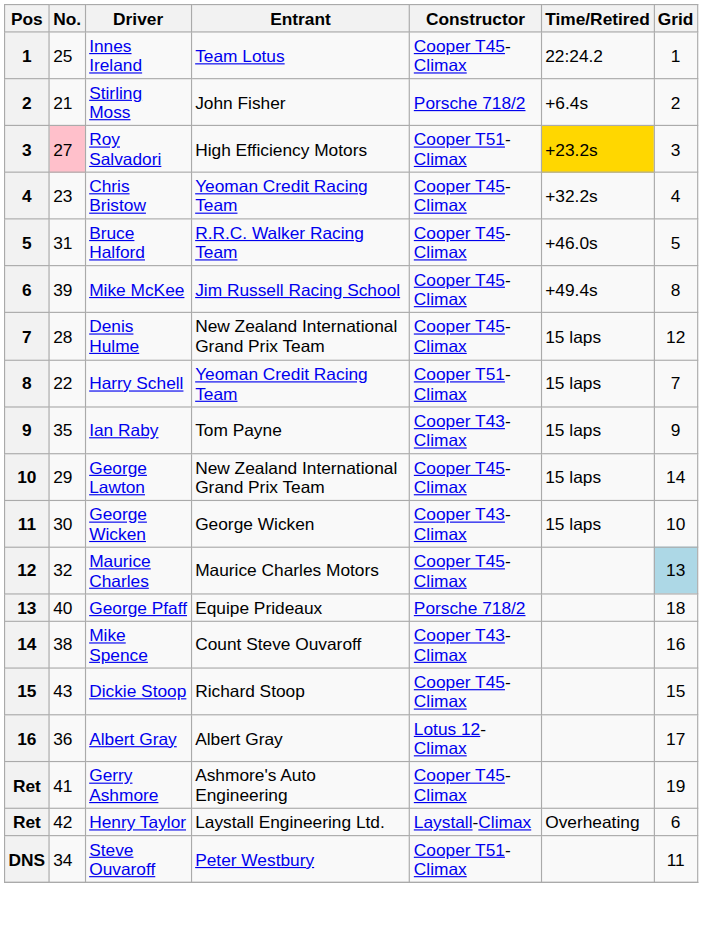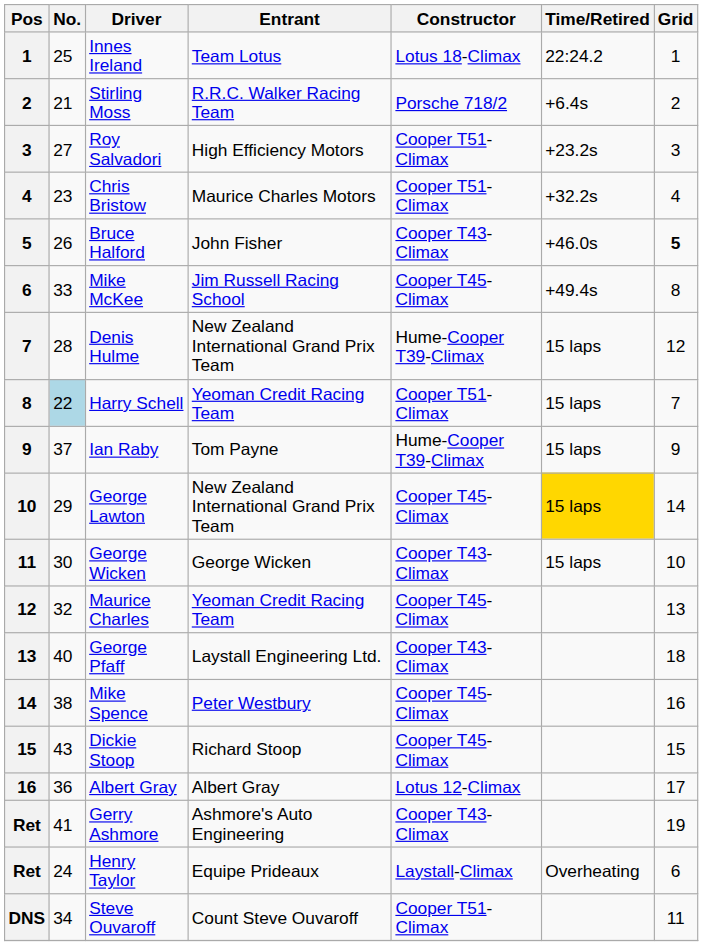(462, 56) Cooper T45-Climax -> (458, 56) Lotus 18-Climax
(240, 102) John Fisher -> (276, 102) R.R.C. Walker Racing Team
(63, 149) pink background -> (63, 149) no background
(571, 149) gold background -> (571, 149) no background
(281, 196) Yeoman Credit Racing Team -> (284, 196) Maurice Charles Motors
(462, 196) Cooper T45-Climax -> (444, 196) Cooper T51-Climax
(63, 243) 31 -> (63, 243) 26
(279, 243) R.R.C. Walker Racing Team -> (237, 243) John Fisher
(462, 243) Cooper T45-Climax -> (444, 243) Cooper T43-Climax
(676, 243) normal -> (676, 243) bold
(63, 290) 39 -> (63, 290) 33
(462, 336) Cooper T45-Climax -> (450, 346) Hume-Cooper T39-Climax
(63, 383) no background -> (63, 403) lightblue background
(63, 430) 35 -> (63, 449) 37
(462, 430) Cooper T43-Climax -> (450, 449) Hume-Cooper T39-Climax
(573, 477) no background -> (573, 506) gold background
(287, 571) Maurice Charles Motors -> (278, 609) Yeoman Credit Racing Team
(676, 571) lightblue background -> (676, 609) no background
(259, 608) Equipe Prideaux -> (287, 656) Laystall Engineering Ltd.
(470, 608) Porsche 718/2 -> (444, 656) Cooper T43-Climax
(278, 645) Count Steve Ouvaroff -> (251, 703) Peter Westbury
(462, 645) Cooper T43-Climax -> (444, 703) Cooper T45-Climax
(462, 785) Cooper T45-Climax -> (444, 824) Cooper T43-Climax
(63, 822) 42 -> (63, 871) 24
(290, 822) Laystall Engineering Ltd. -> (255, 871) Equipe Prideaux
(255, 859) Peter Westbury -> (275, 918) Count Steve Ouvaroff
